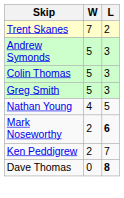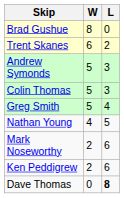+ row: (37, 29)
(89, 29) 7 -> (89, 45) 6
(107, 90) 3 -> (107, 106) 4
(107, 129) bold -> (107, 145) normal
(107, 151) 7 -> (107, 168) 6
